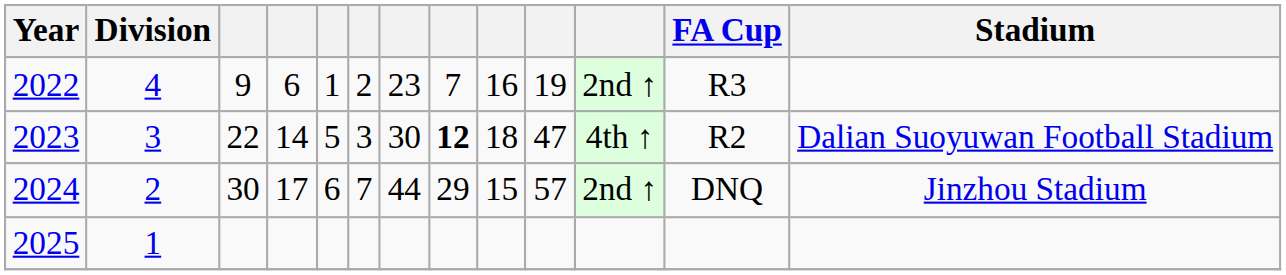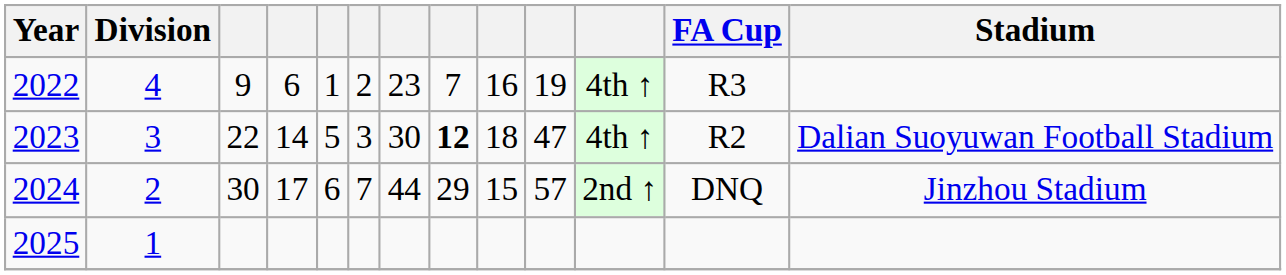(620, 83) 2nd ↑ -> (620, 83) 4th ↑
